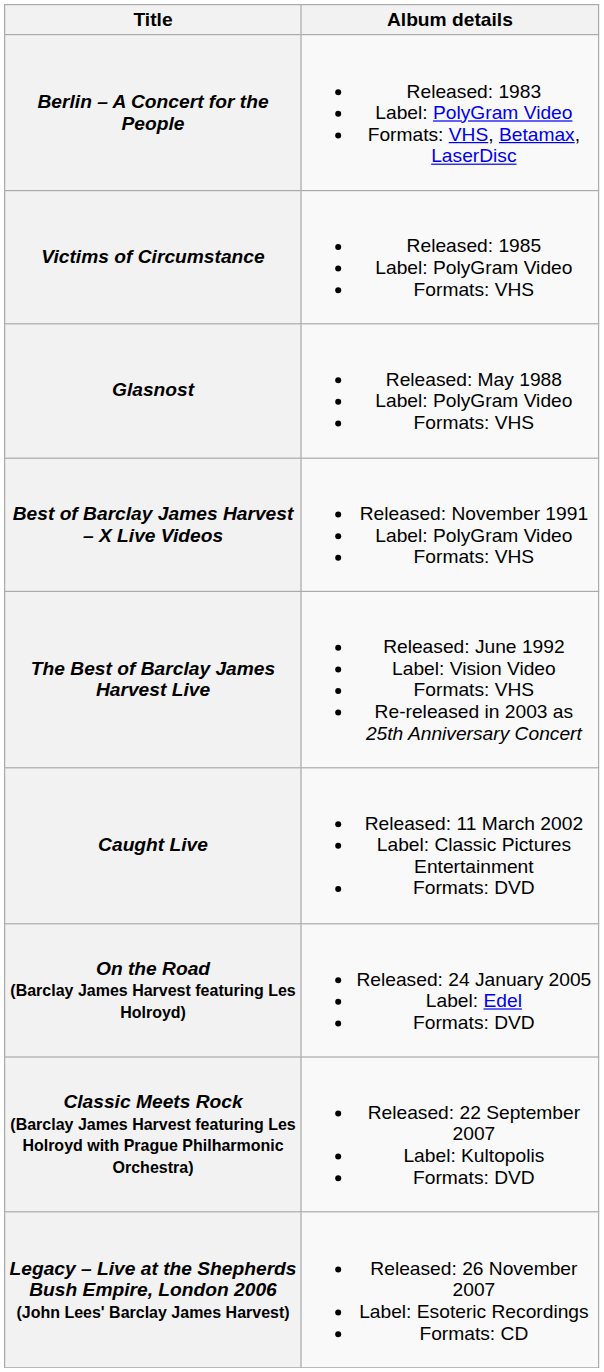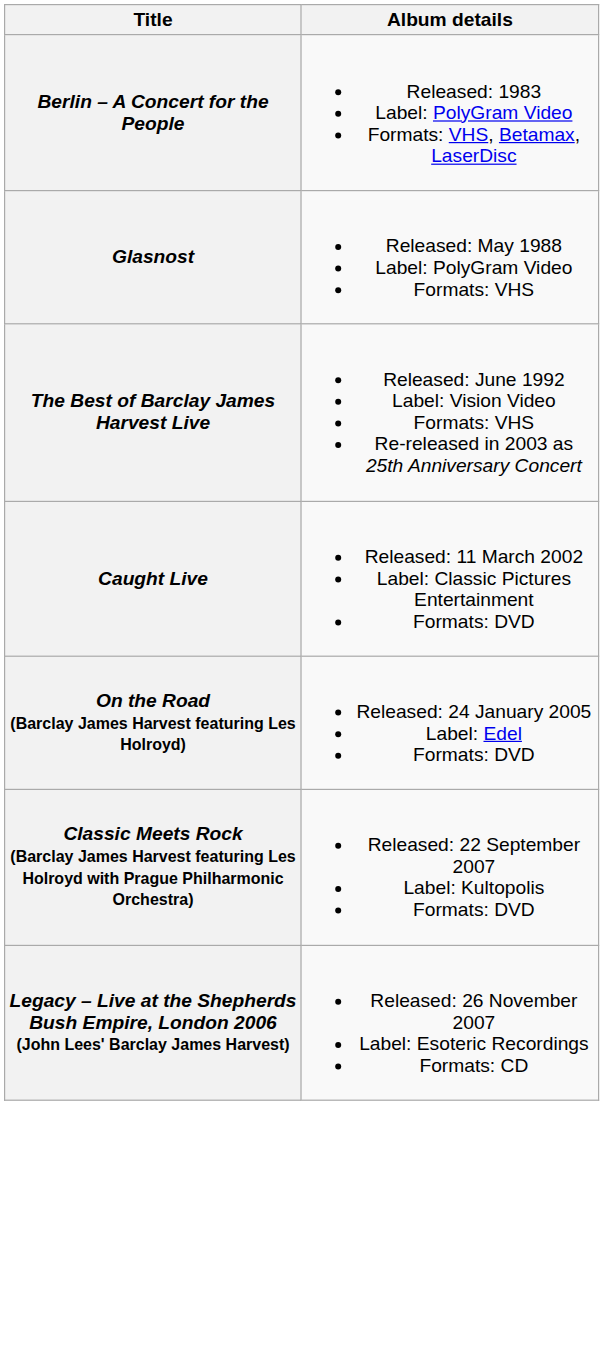- row: (153, 257)
- row: (153, 524)
